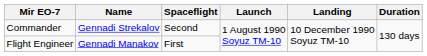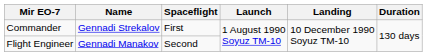(181, 28) Second -> (174, 28) First
(174, 43) First -> (181, 43) Second
